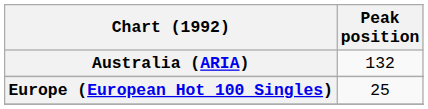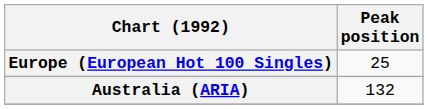rows swapped: (171, 64) <-> (171, 90)
